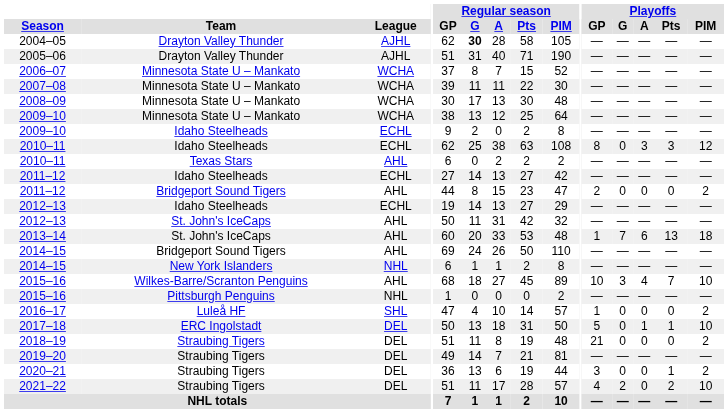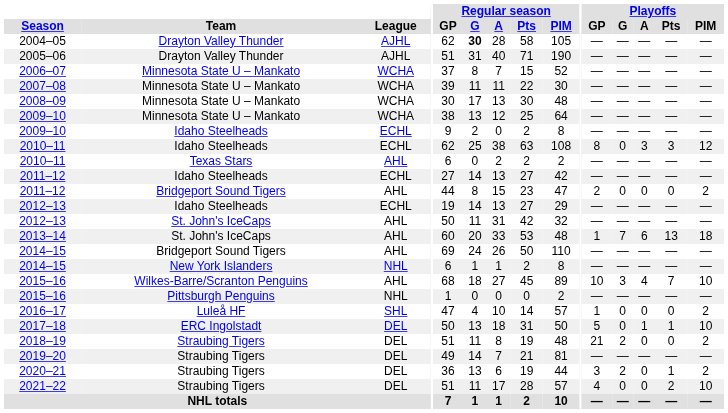(623, 341) 0 -> (623, 341) 2
(623, 371) 0 -> (623, 371) 2
(623, 386) 2 -> (623, 386) 0
